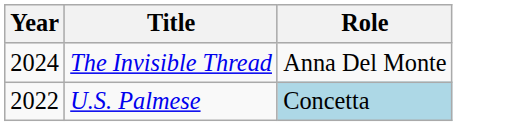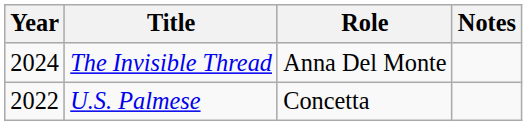+ column: (487, 23)
(326, 100) lightblue background -> (326, 100) no background
